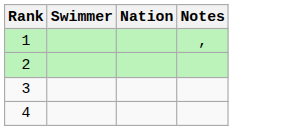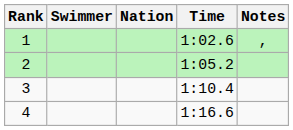+ column: (207, 17)
